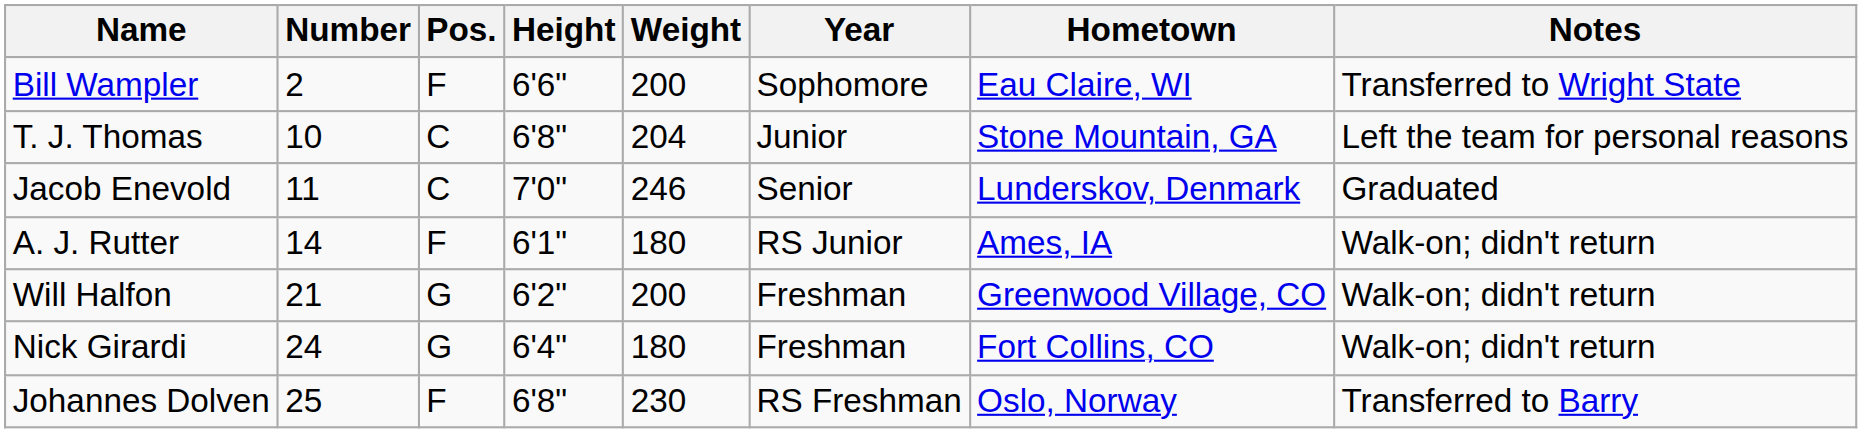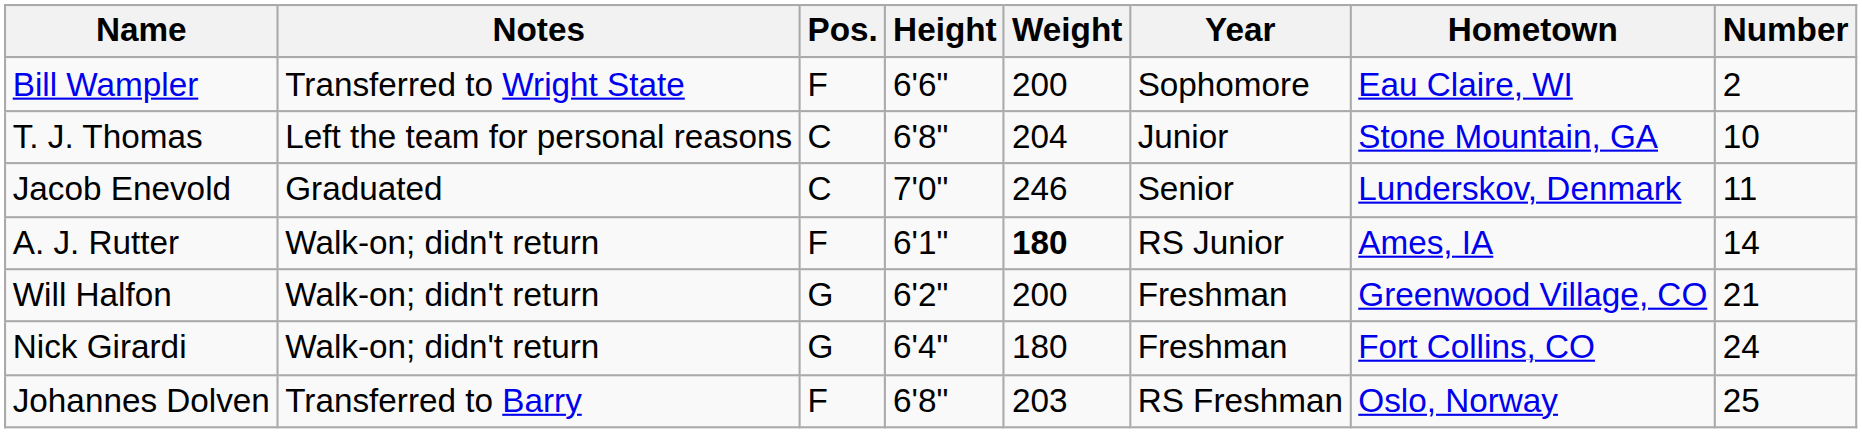columns swapped: (348, 30) <-> (1595, 30)
(659, 242) normal -> (1040, 242) bold
(659, 400) 230 -> (1040, 400) 203
